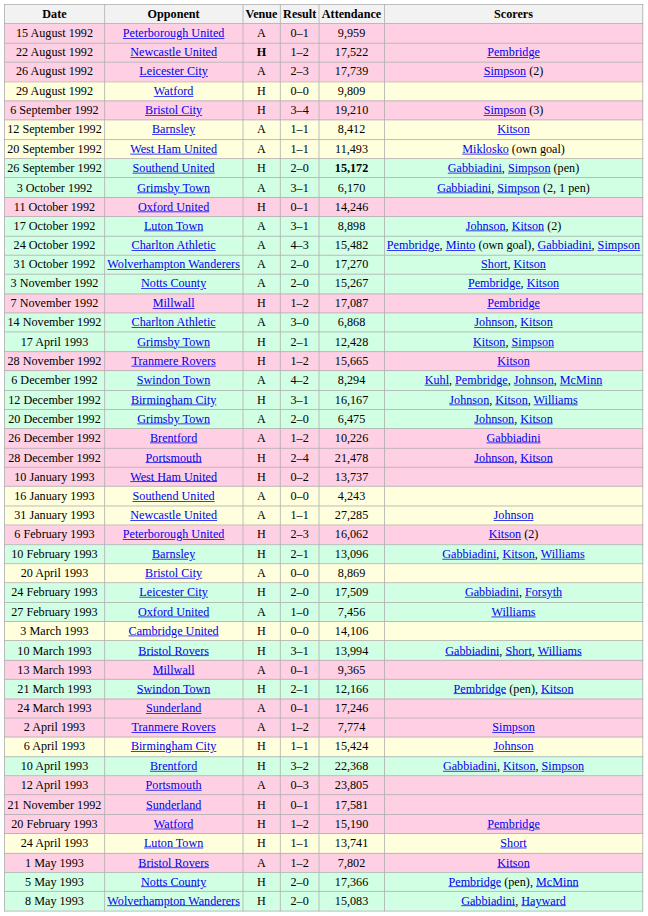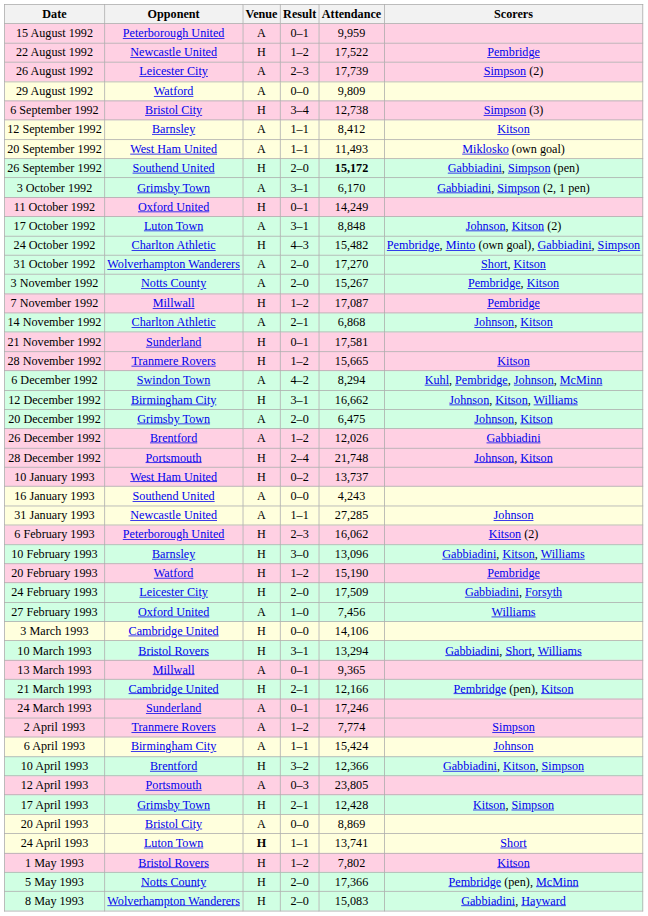(261, 52) bold -> (261, 52) normal
(261, 91) H -> (261, 91) A
(352, 110) 19,210 -> (352, 110) 12,738
(352, 206) 14,246 -> (352, 206) 14,249
(352, 226) 8,898 -> (352, 226) 8,848
(261, 245) A -> (261, 245) H
(300, 322) 3–0 -> (300, 322) 2–1
rows swapped: (54, 804) <-> (54, 341)
(352, 399) 16,167 -> (352, 399) 16,662
(352, 438) 10,226 -> (352, 438) 12,026
(352, 457) 21,478 -> (352, 457) 21,748
(300, 554) 2–1 -> (300, 554) 3–0
rows swapped: (54, 824) <-> (54, 573)
(352, 650) 13,994 -> (352, 650) 13,294
(174, 689) Swindon Town -> (174, 689) Cambridge United
(261, 746) H -> (261, 746) A
(352, 766) 22,368 -> (352, 766) 12,366
(261, 843) normal -> (261, 843) bold
(261, 862) A -> (261, 862) H
